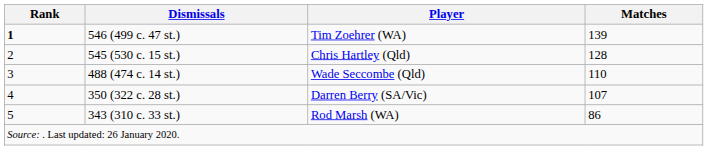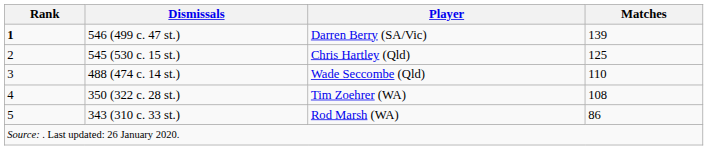(358, 34) Tim Zoehrer (WA) -> (369, 34) Darren Berry (SA/Vic)
(598, 54) 128 -> (598, 54) 125
(369, 94) Darren Berry (SA/Vic) -> (358, 94) Tim Zoehrer (WA)
(598, 94) 107 -> (598, 94) 108
